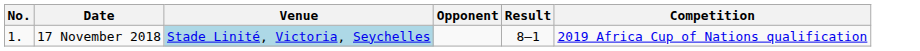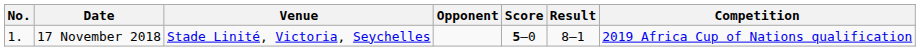+ column: (524, 15)
(299, 36) lightblue background -> (299, 36) no background
